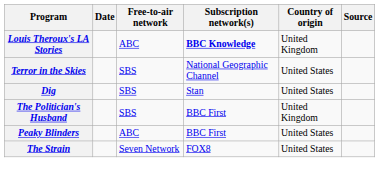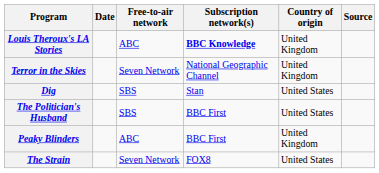(128, 70) SBS -> (149, 70) Seven Network
(307, 70) United States -> (299, 70) United Kingdom
(299, 112) United Kingdom -> (307, 112) United States
(307, 133) United States -> (299, 139) United Kingdom
